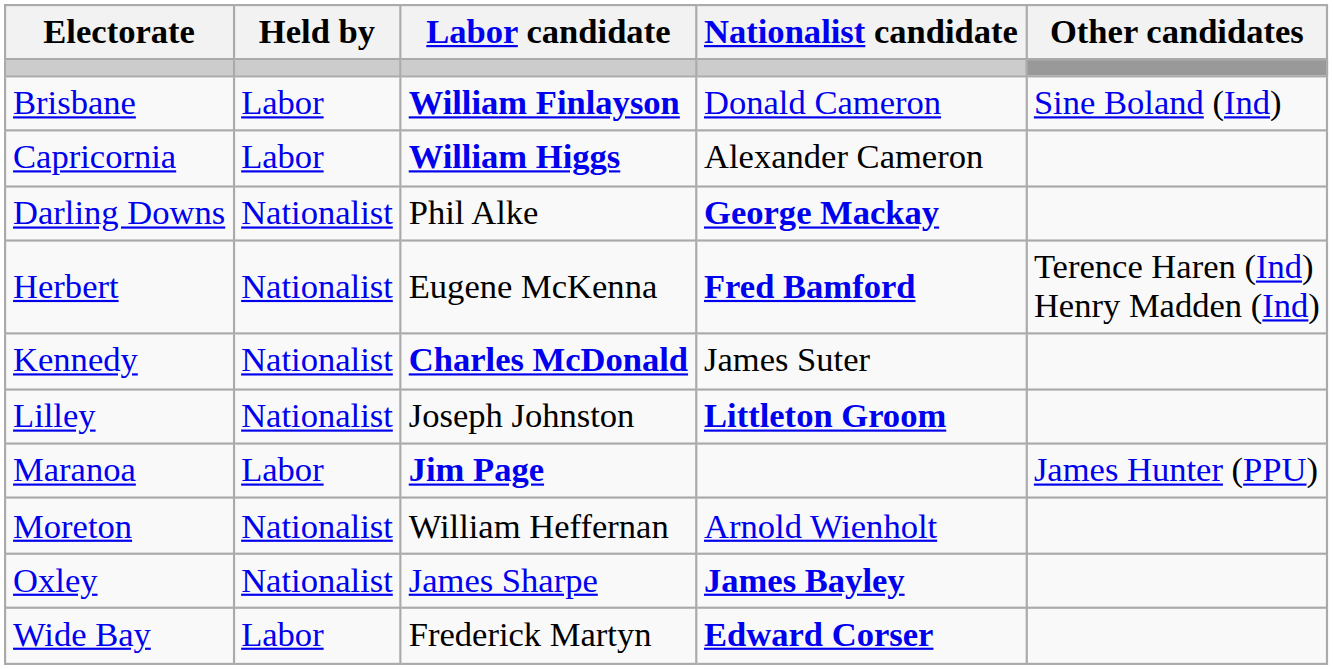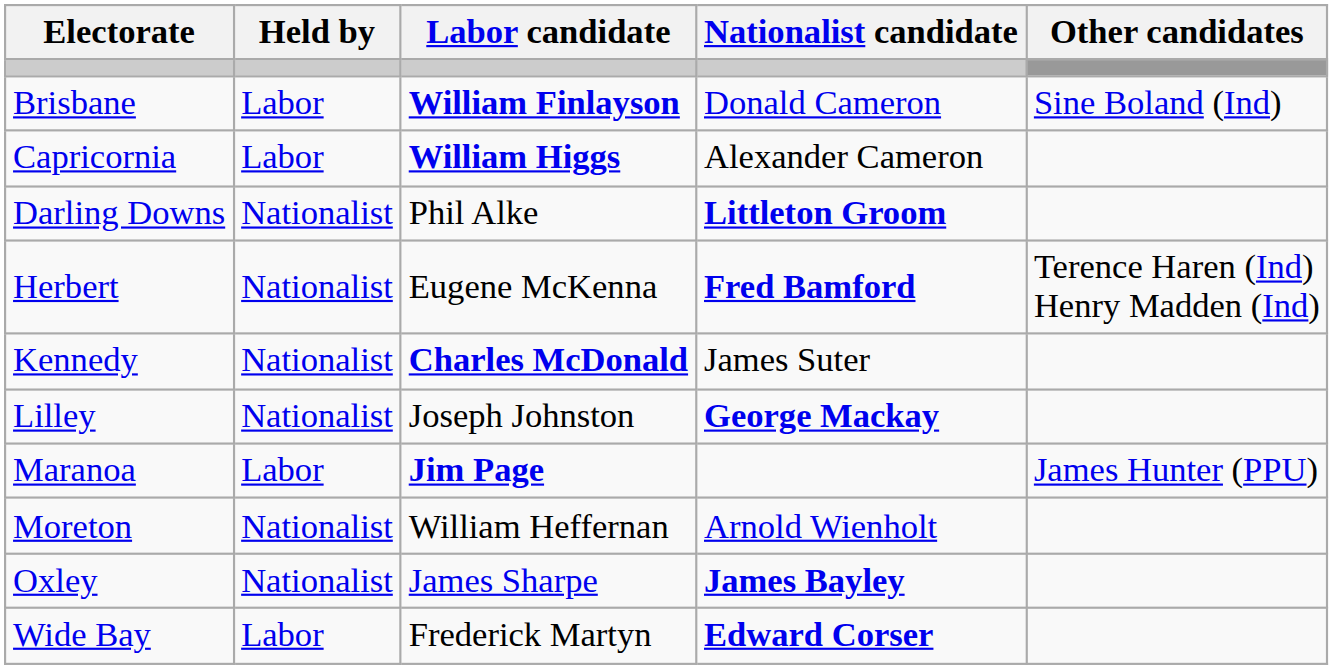(822, 212) George Mackay -> (825, 212) Littleton Groom
(825, 415) Littleton Groom -> (822, 415) George Mackay
